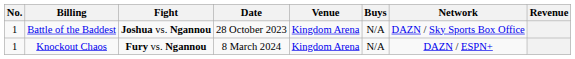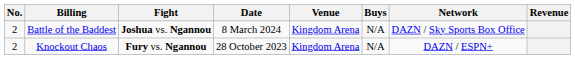(15, 29) 1 -> (15, 29) 2
(251, 29) 28 October 2023 -> (251, 29) 8 March 2024
(15, 46) 1 -> (15, 46) 2
(251, 46) 8 March 2024 -> (251, 46) 28 October 2023
